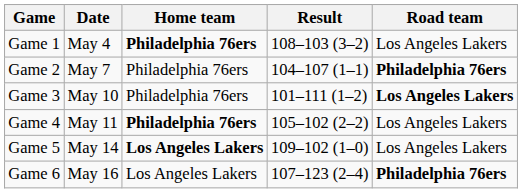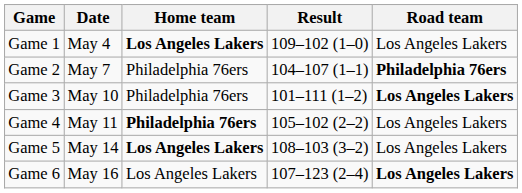(191, 43) Philadelphia 76ers -> (195, 43) Los Angeles Lakers
(320, 43) 108–103 (3–2) -> (320, 43) 109–102 (1–0)
(320, 148) 109–102 (1–0) -> (320, 148) 108–103 (3–2)
(441, 174) Philadelphia 76ers -> (445, 174) Los Angeles Lakers
